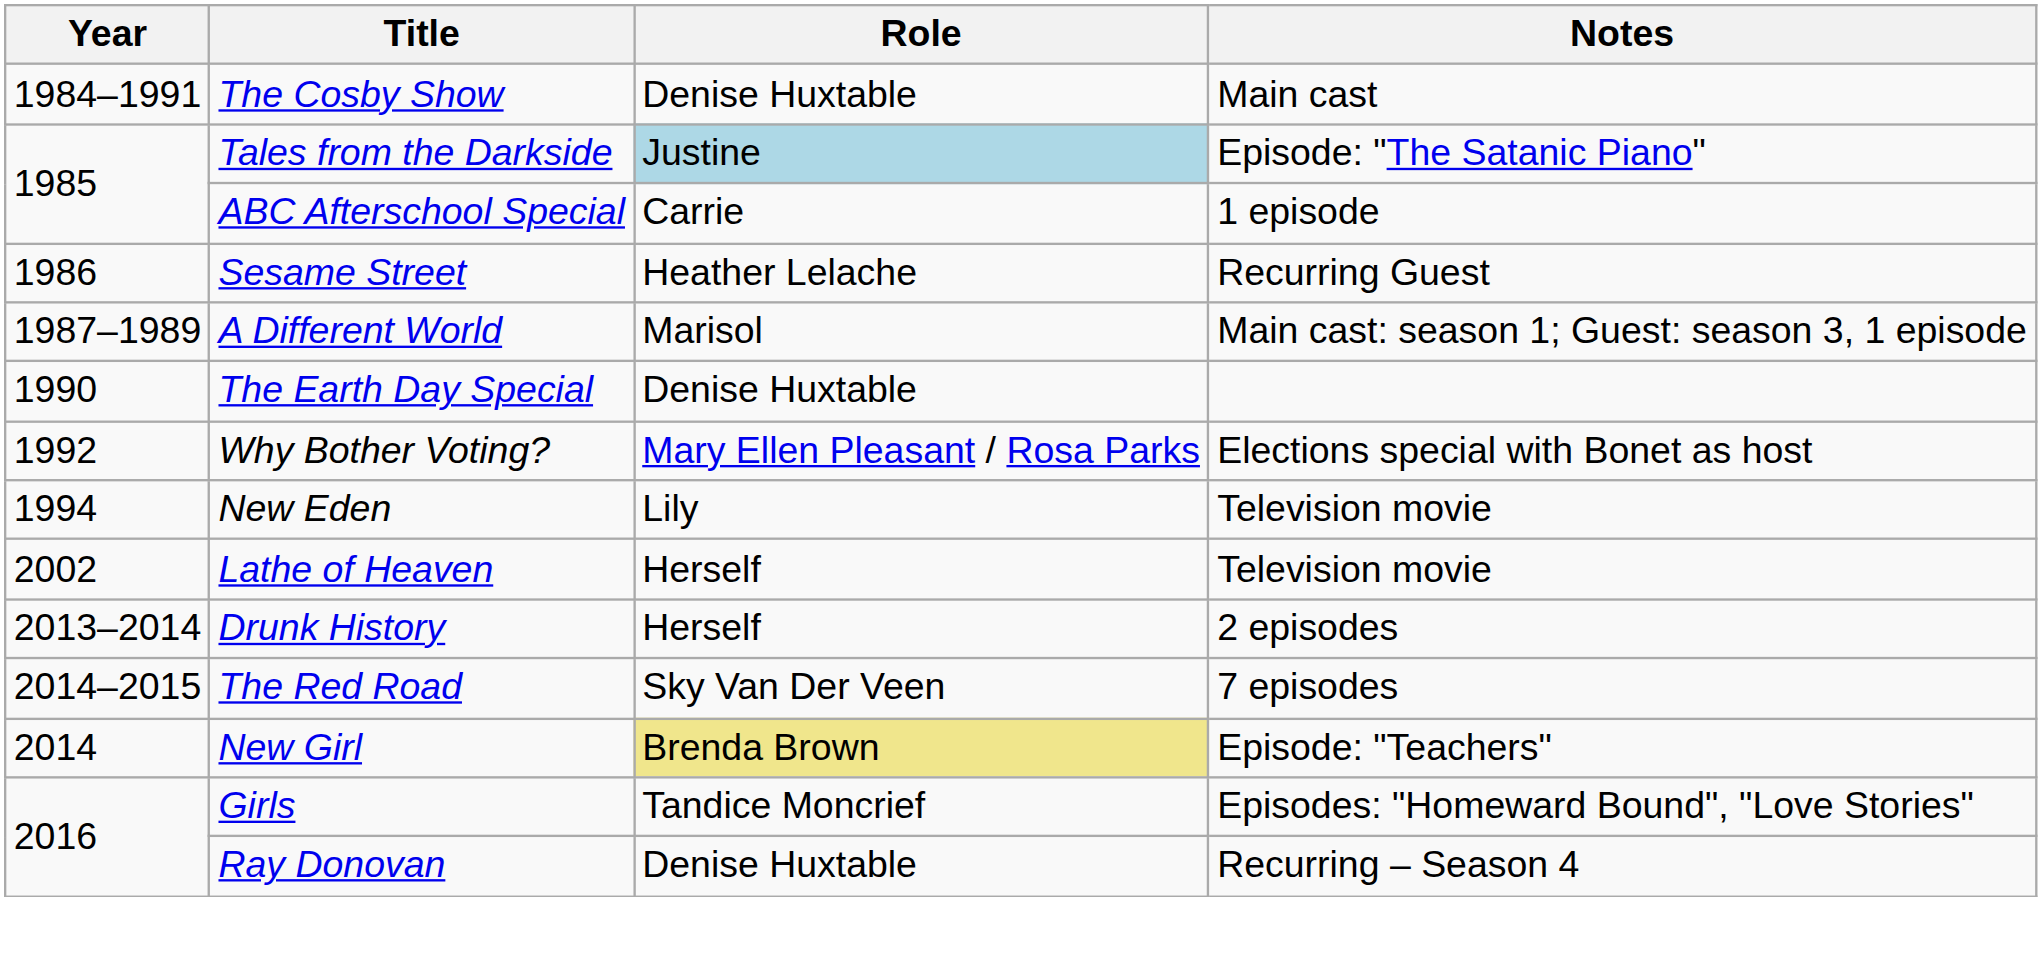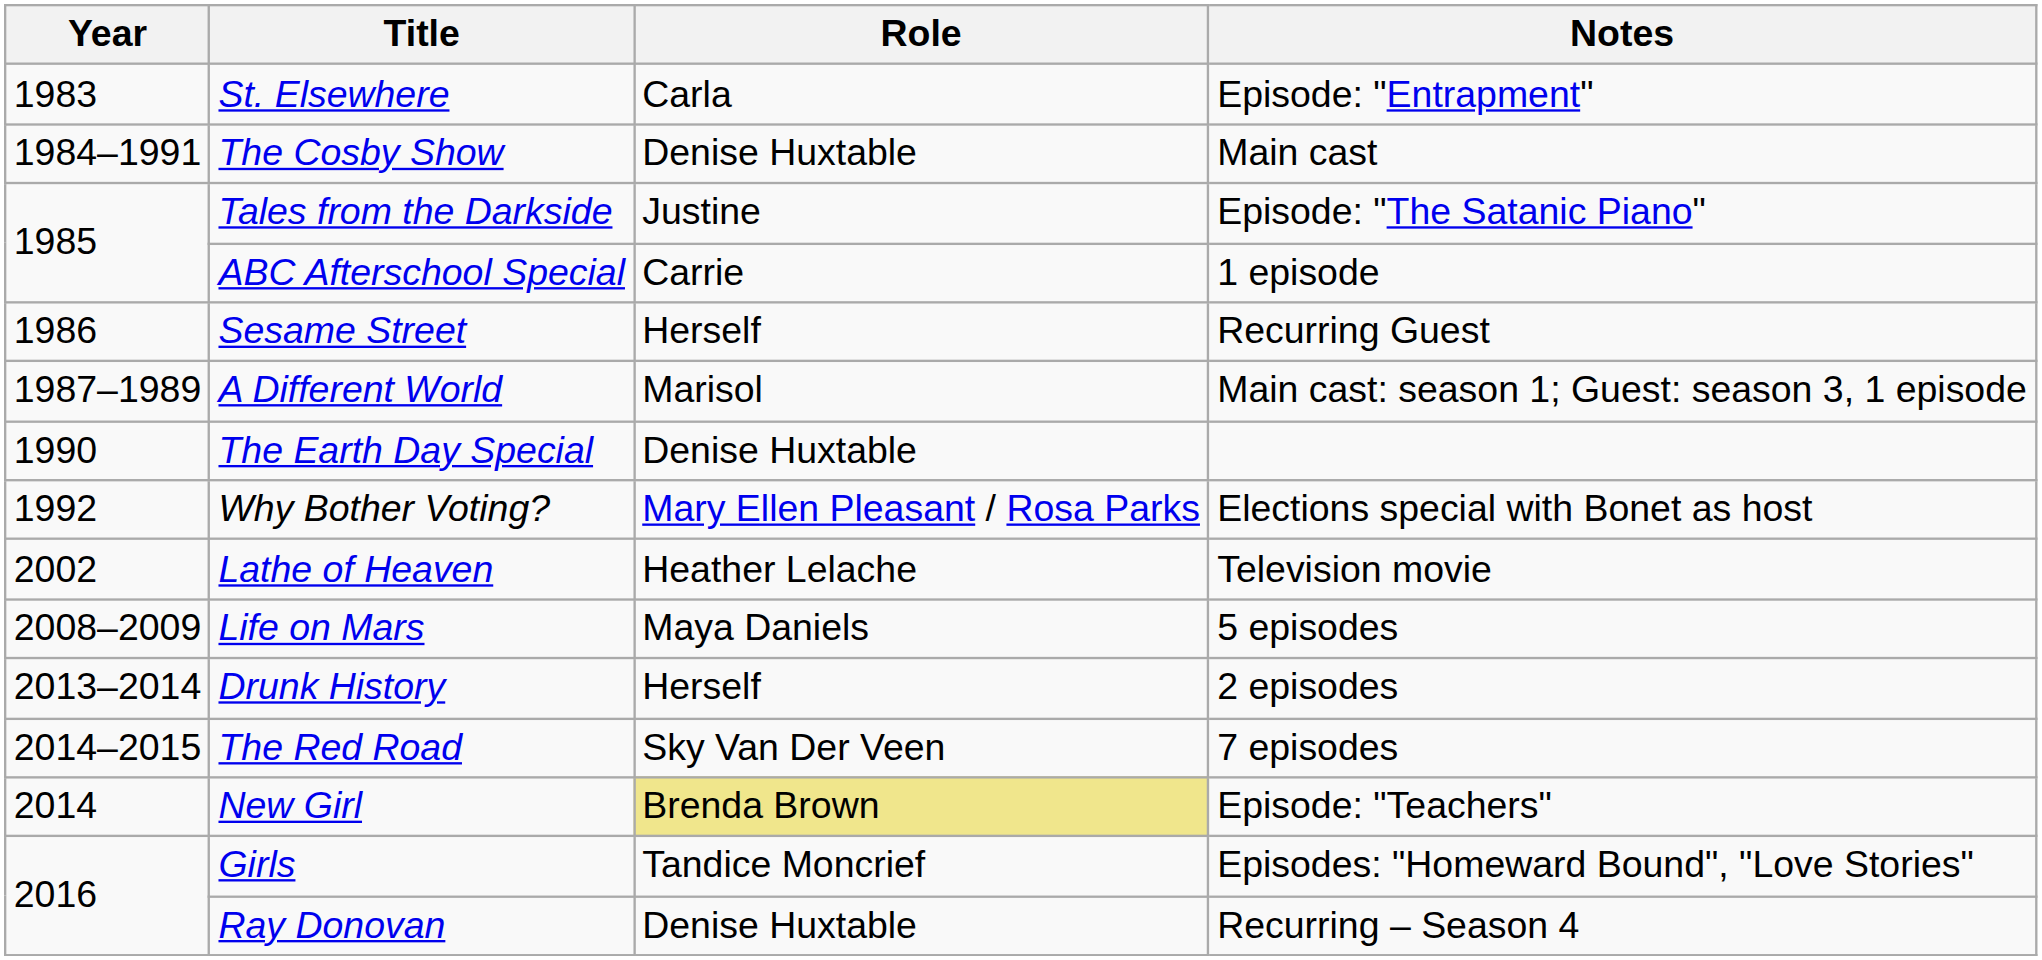+ row: (334, 93)
(702, 152) lightblue background -> (702, 212) no background
(780, 271) Heather Lelache -> (702, 331) Herself
- row: (305, 509)
(702, 568) Herself -> (780, 568) Heather Lelache
+ row: (321, 627)
